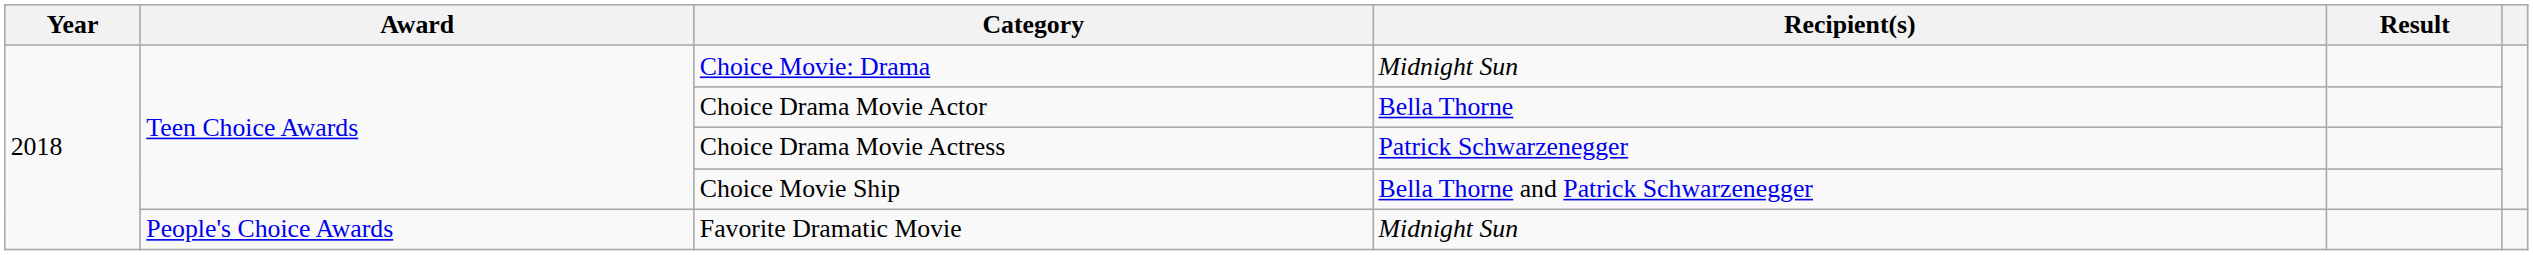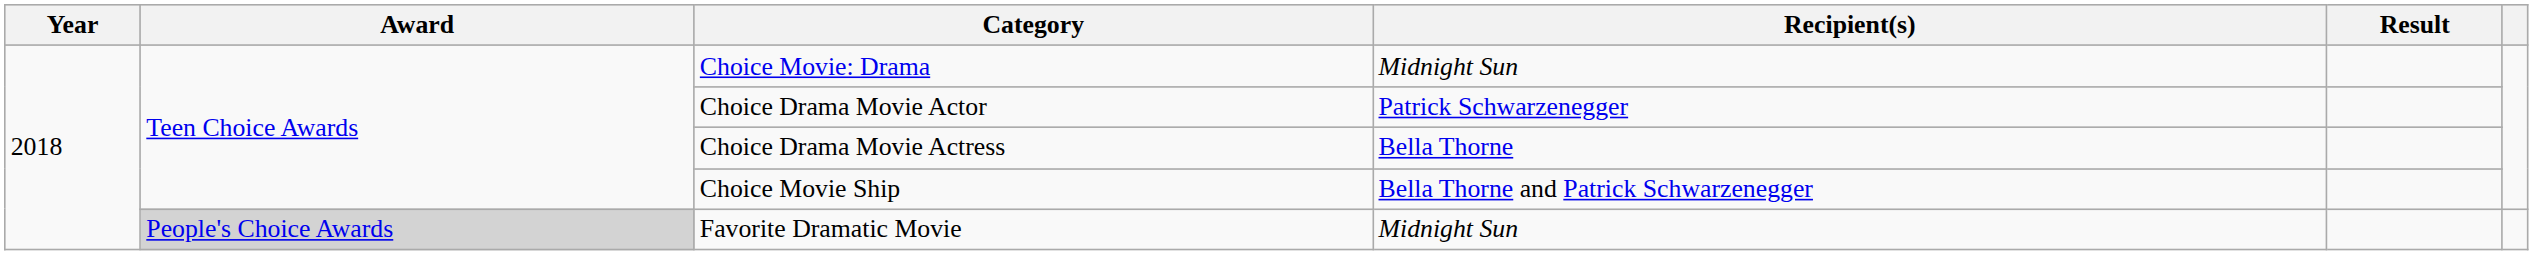(1446, 106) Bella Thorne -> (1503, 106) Patrick Schwarzenegger
(1503, 147) Patrick Schwarzenegger -> (1446, 147) Bella Thorne
(270, 229) no background -> (270, 229) lightgrey background
